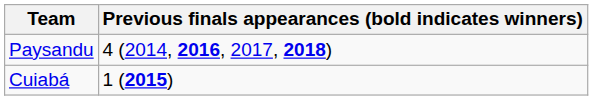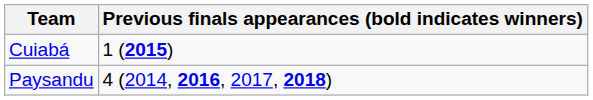rows swapped: (39, 79) <-> (51, 49)
